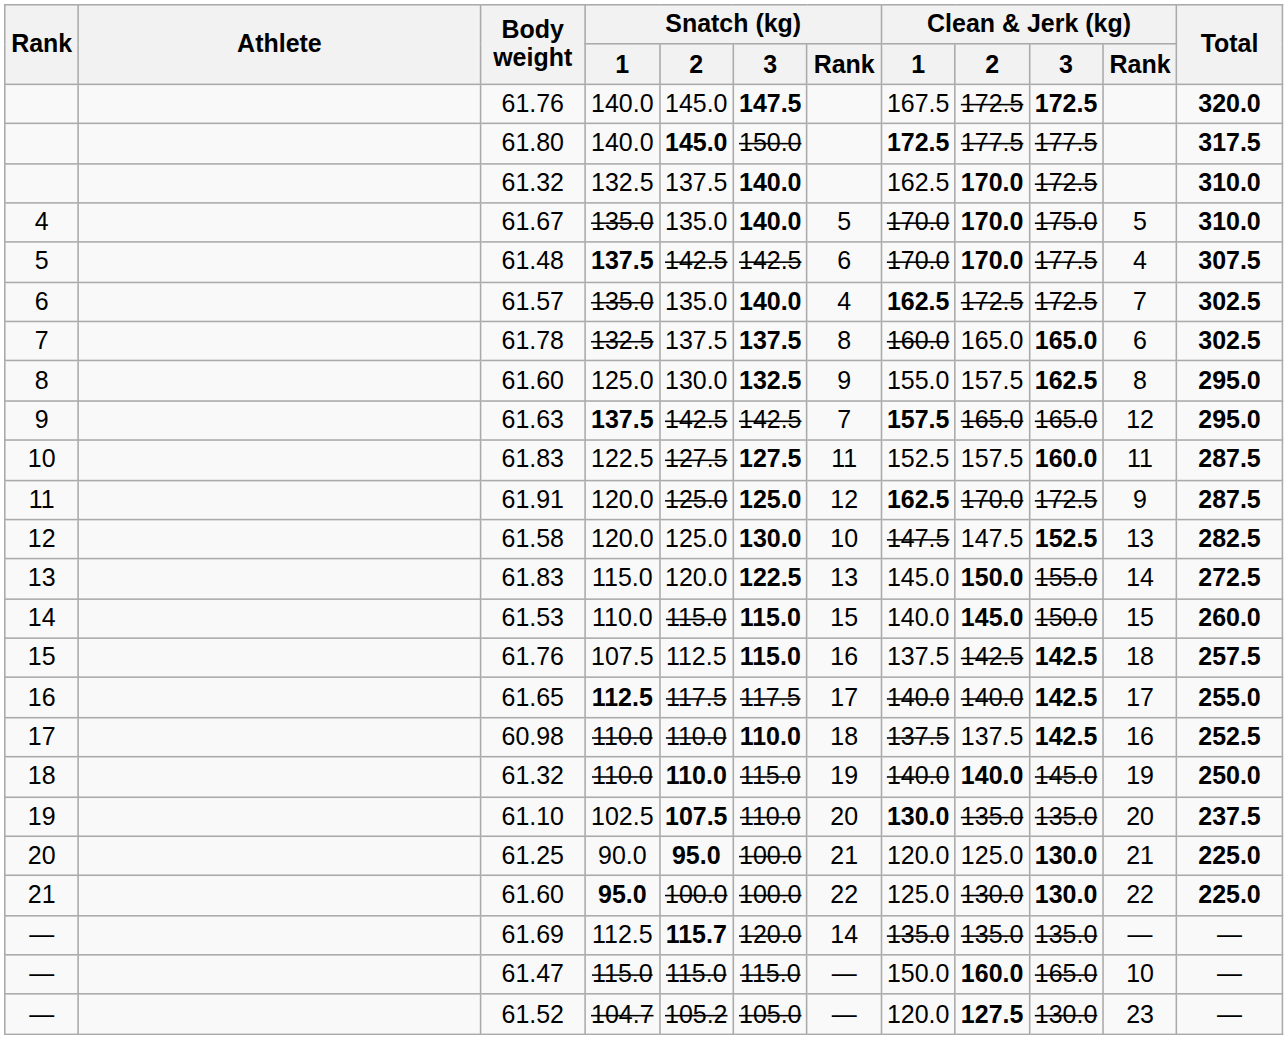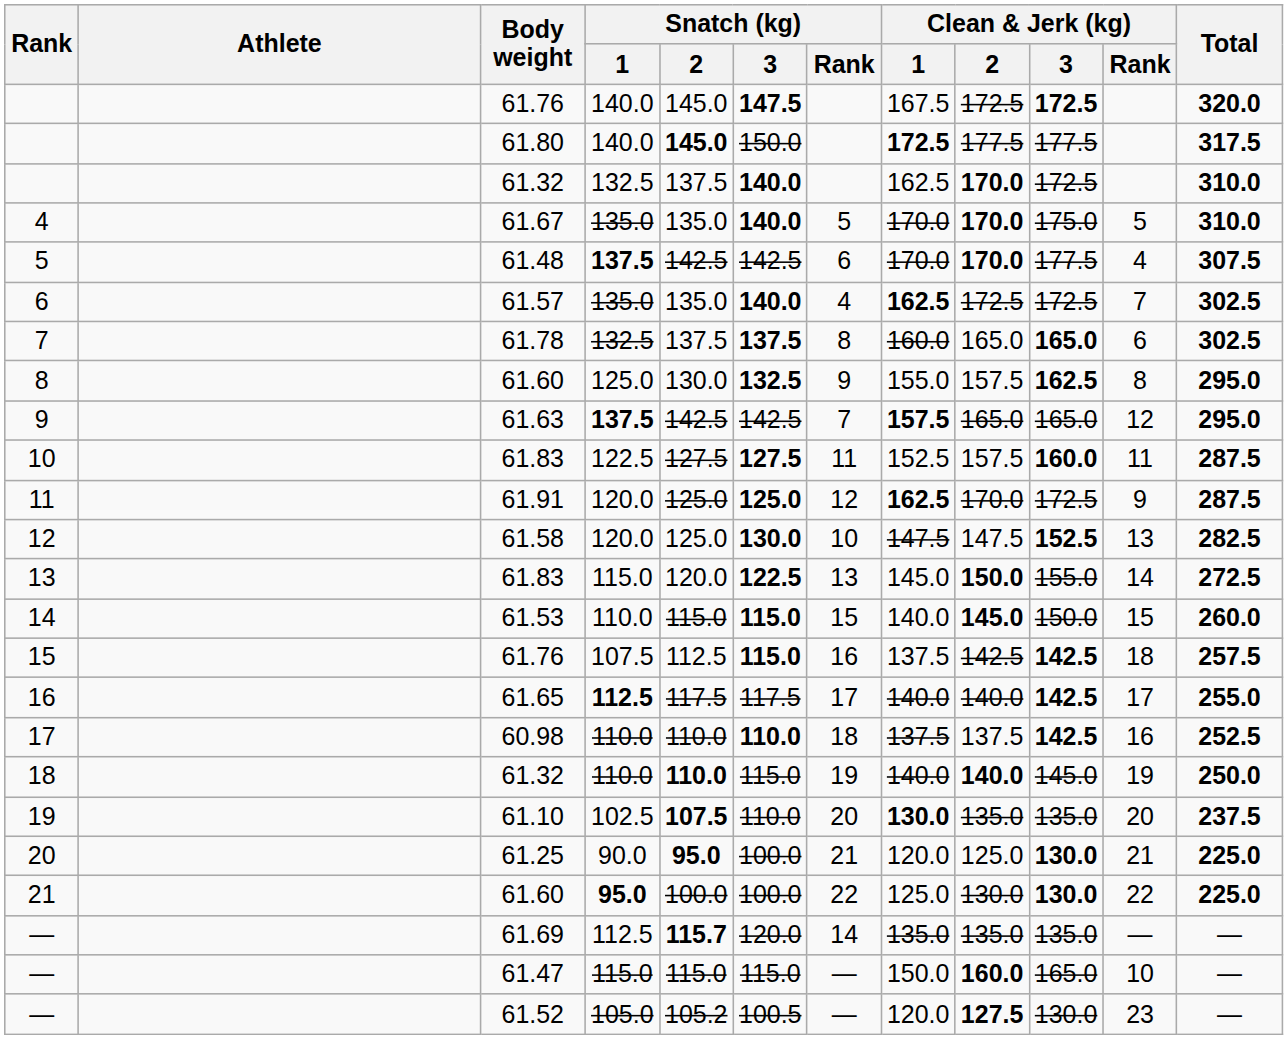(622, 1013) 104.7 -> (622, 1013) 105.0
(770, 1013) 105.0 -> (770, 1013) 100.5
